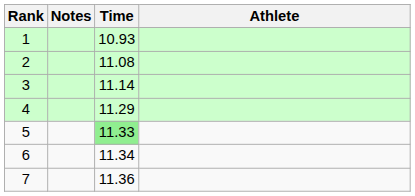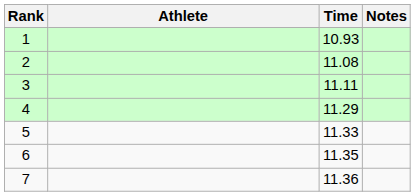columns swapped: (274, 16) <-> (71, 16)
(117, 86) 11.14 -> (341, 86) 11.11
(117, 132) lightgreen background -> (341, 132) no background
(117, 156) 11.34 -> (341, 156) 11.35
